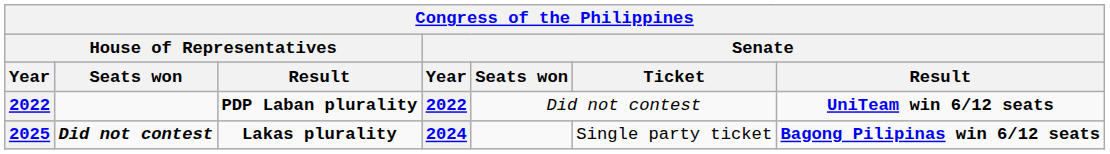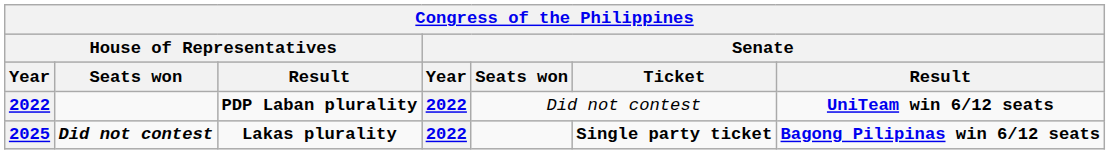(446, 134) 2024 -> (446, 134) 2022
(674, 134) normal -> (674, 134) bold
